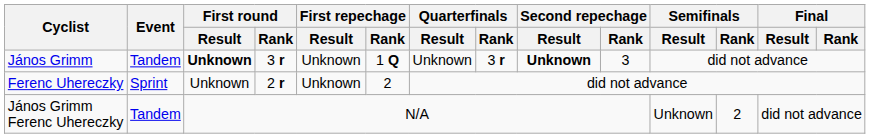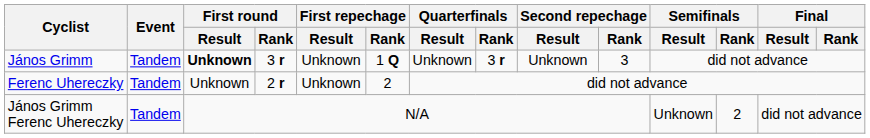(559, 61) bold -> (558, 61) normal
(149, 84) Sprint -> (155, 84) Tandem
